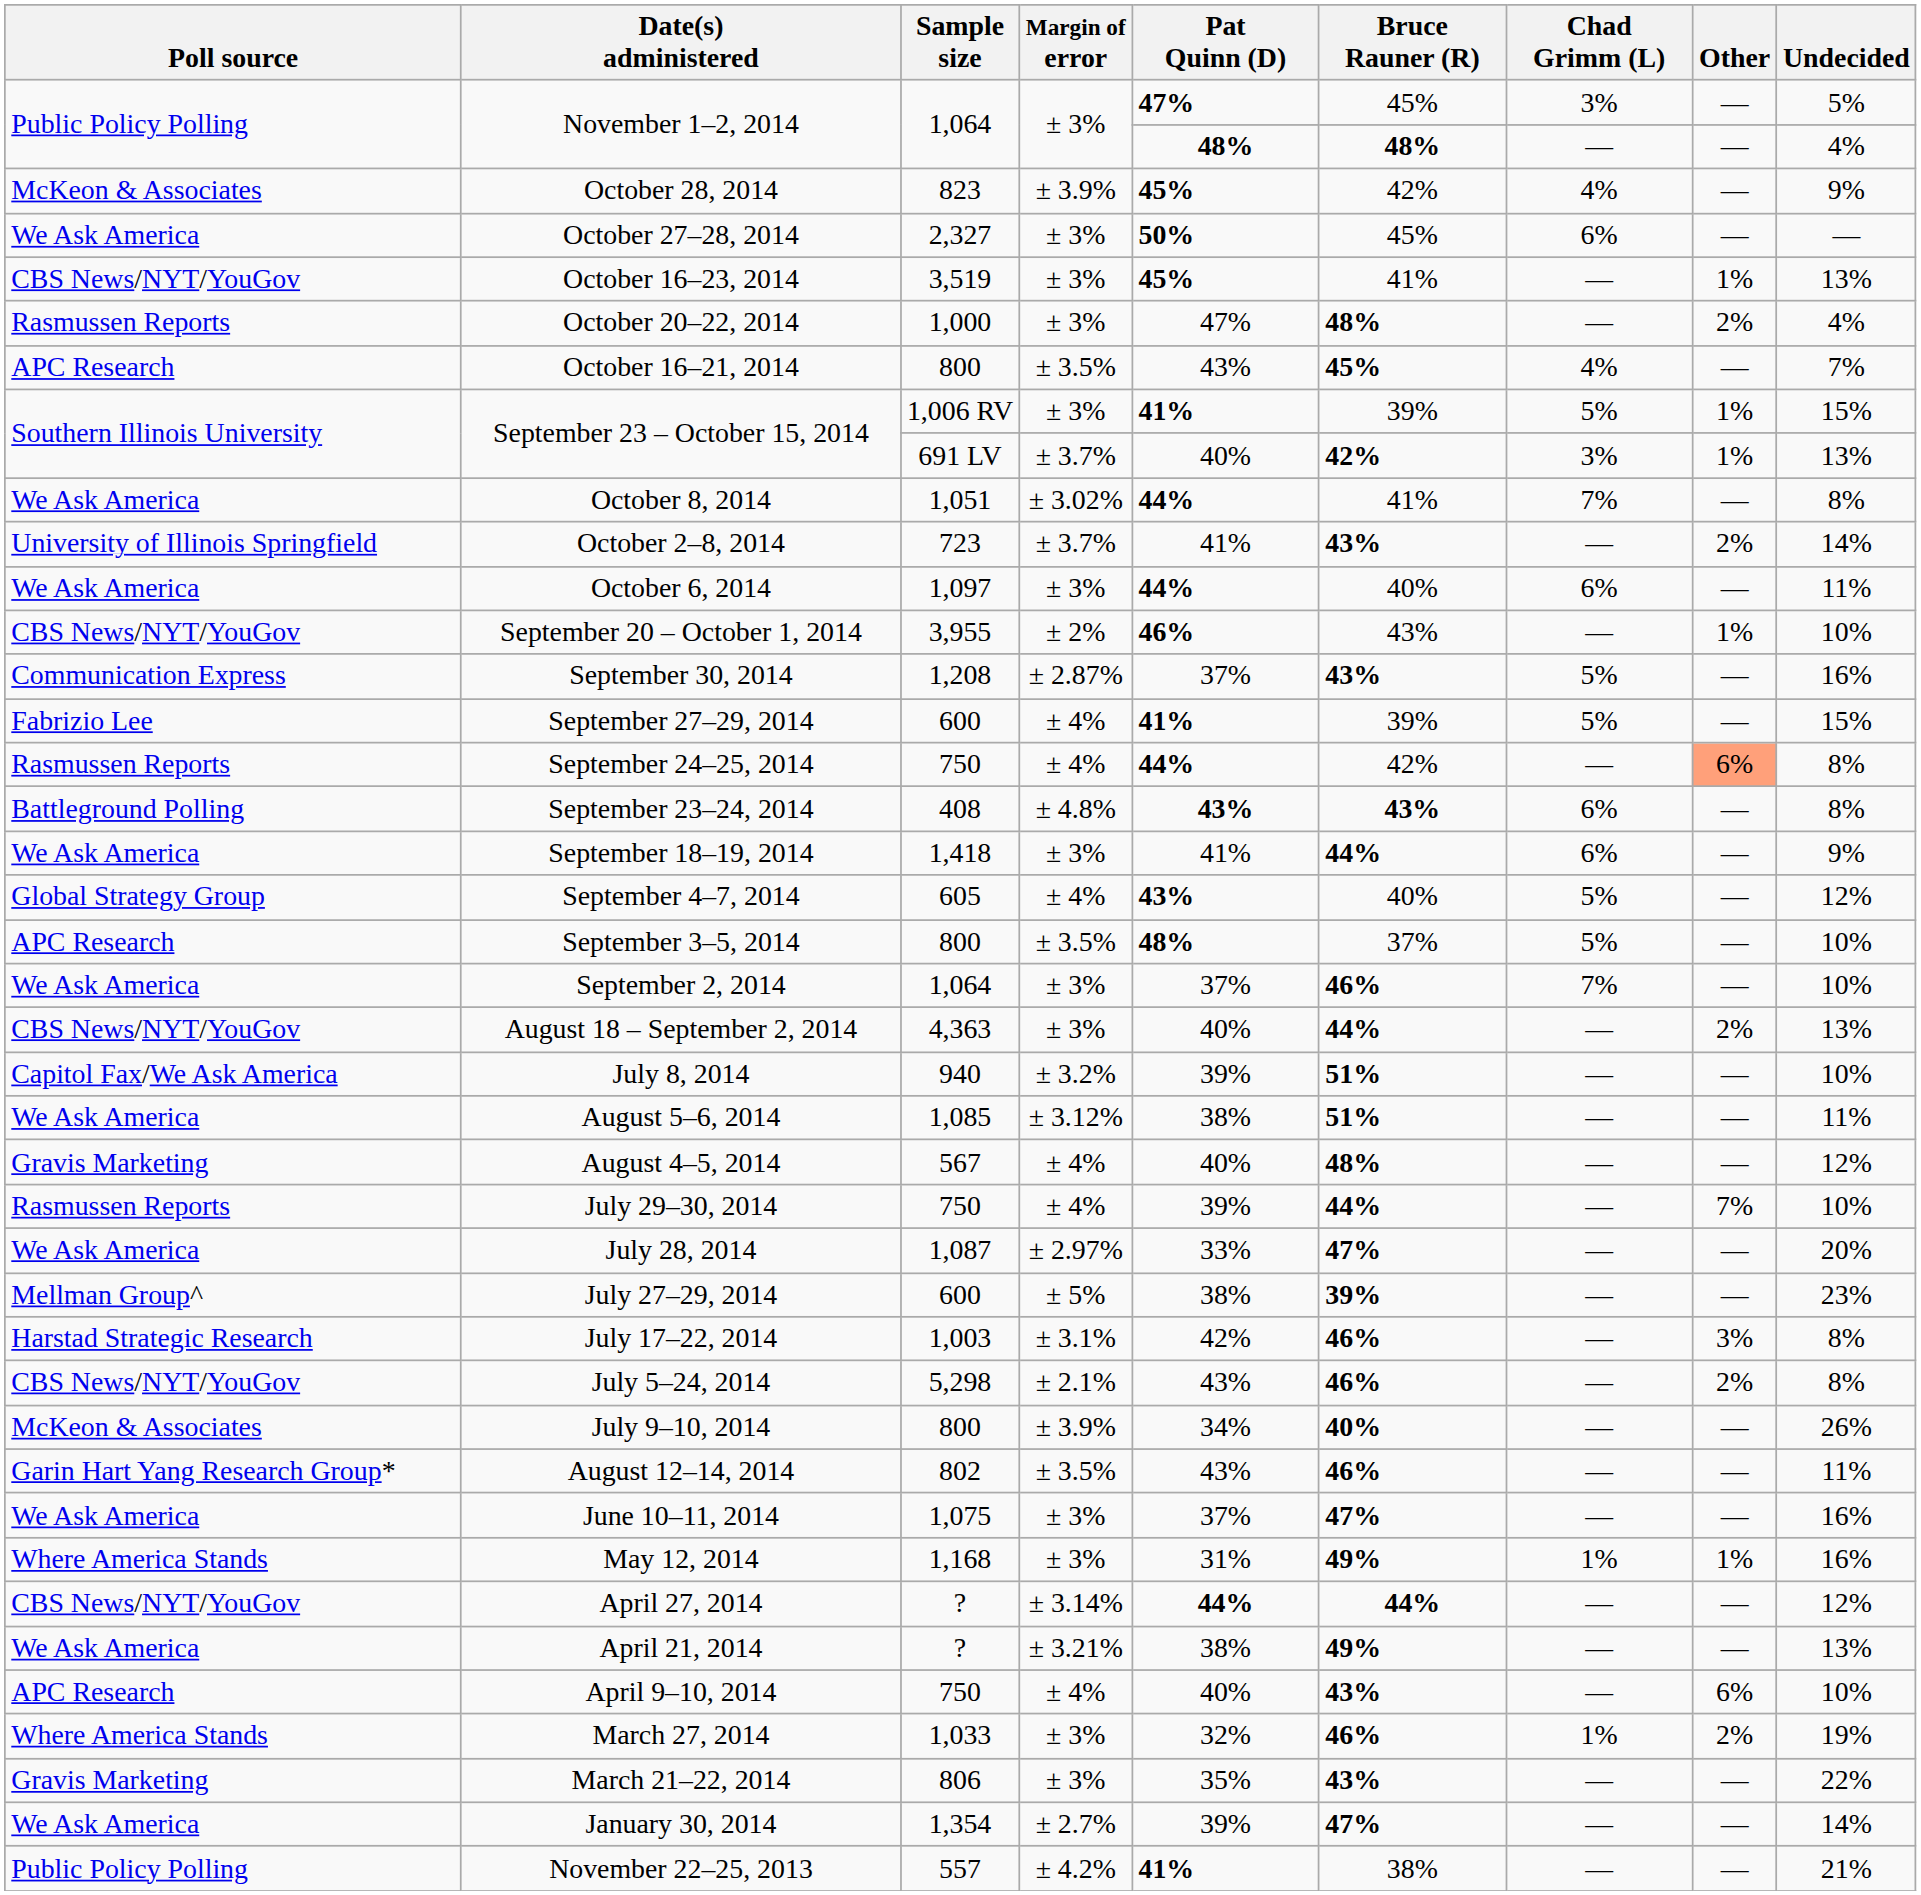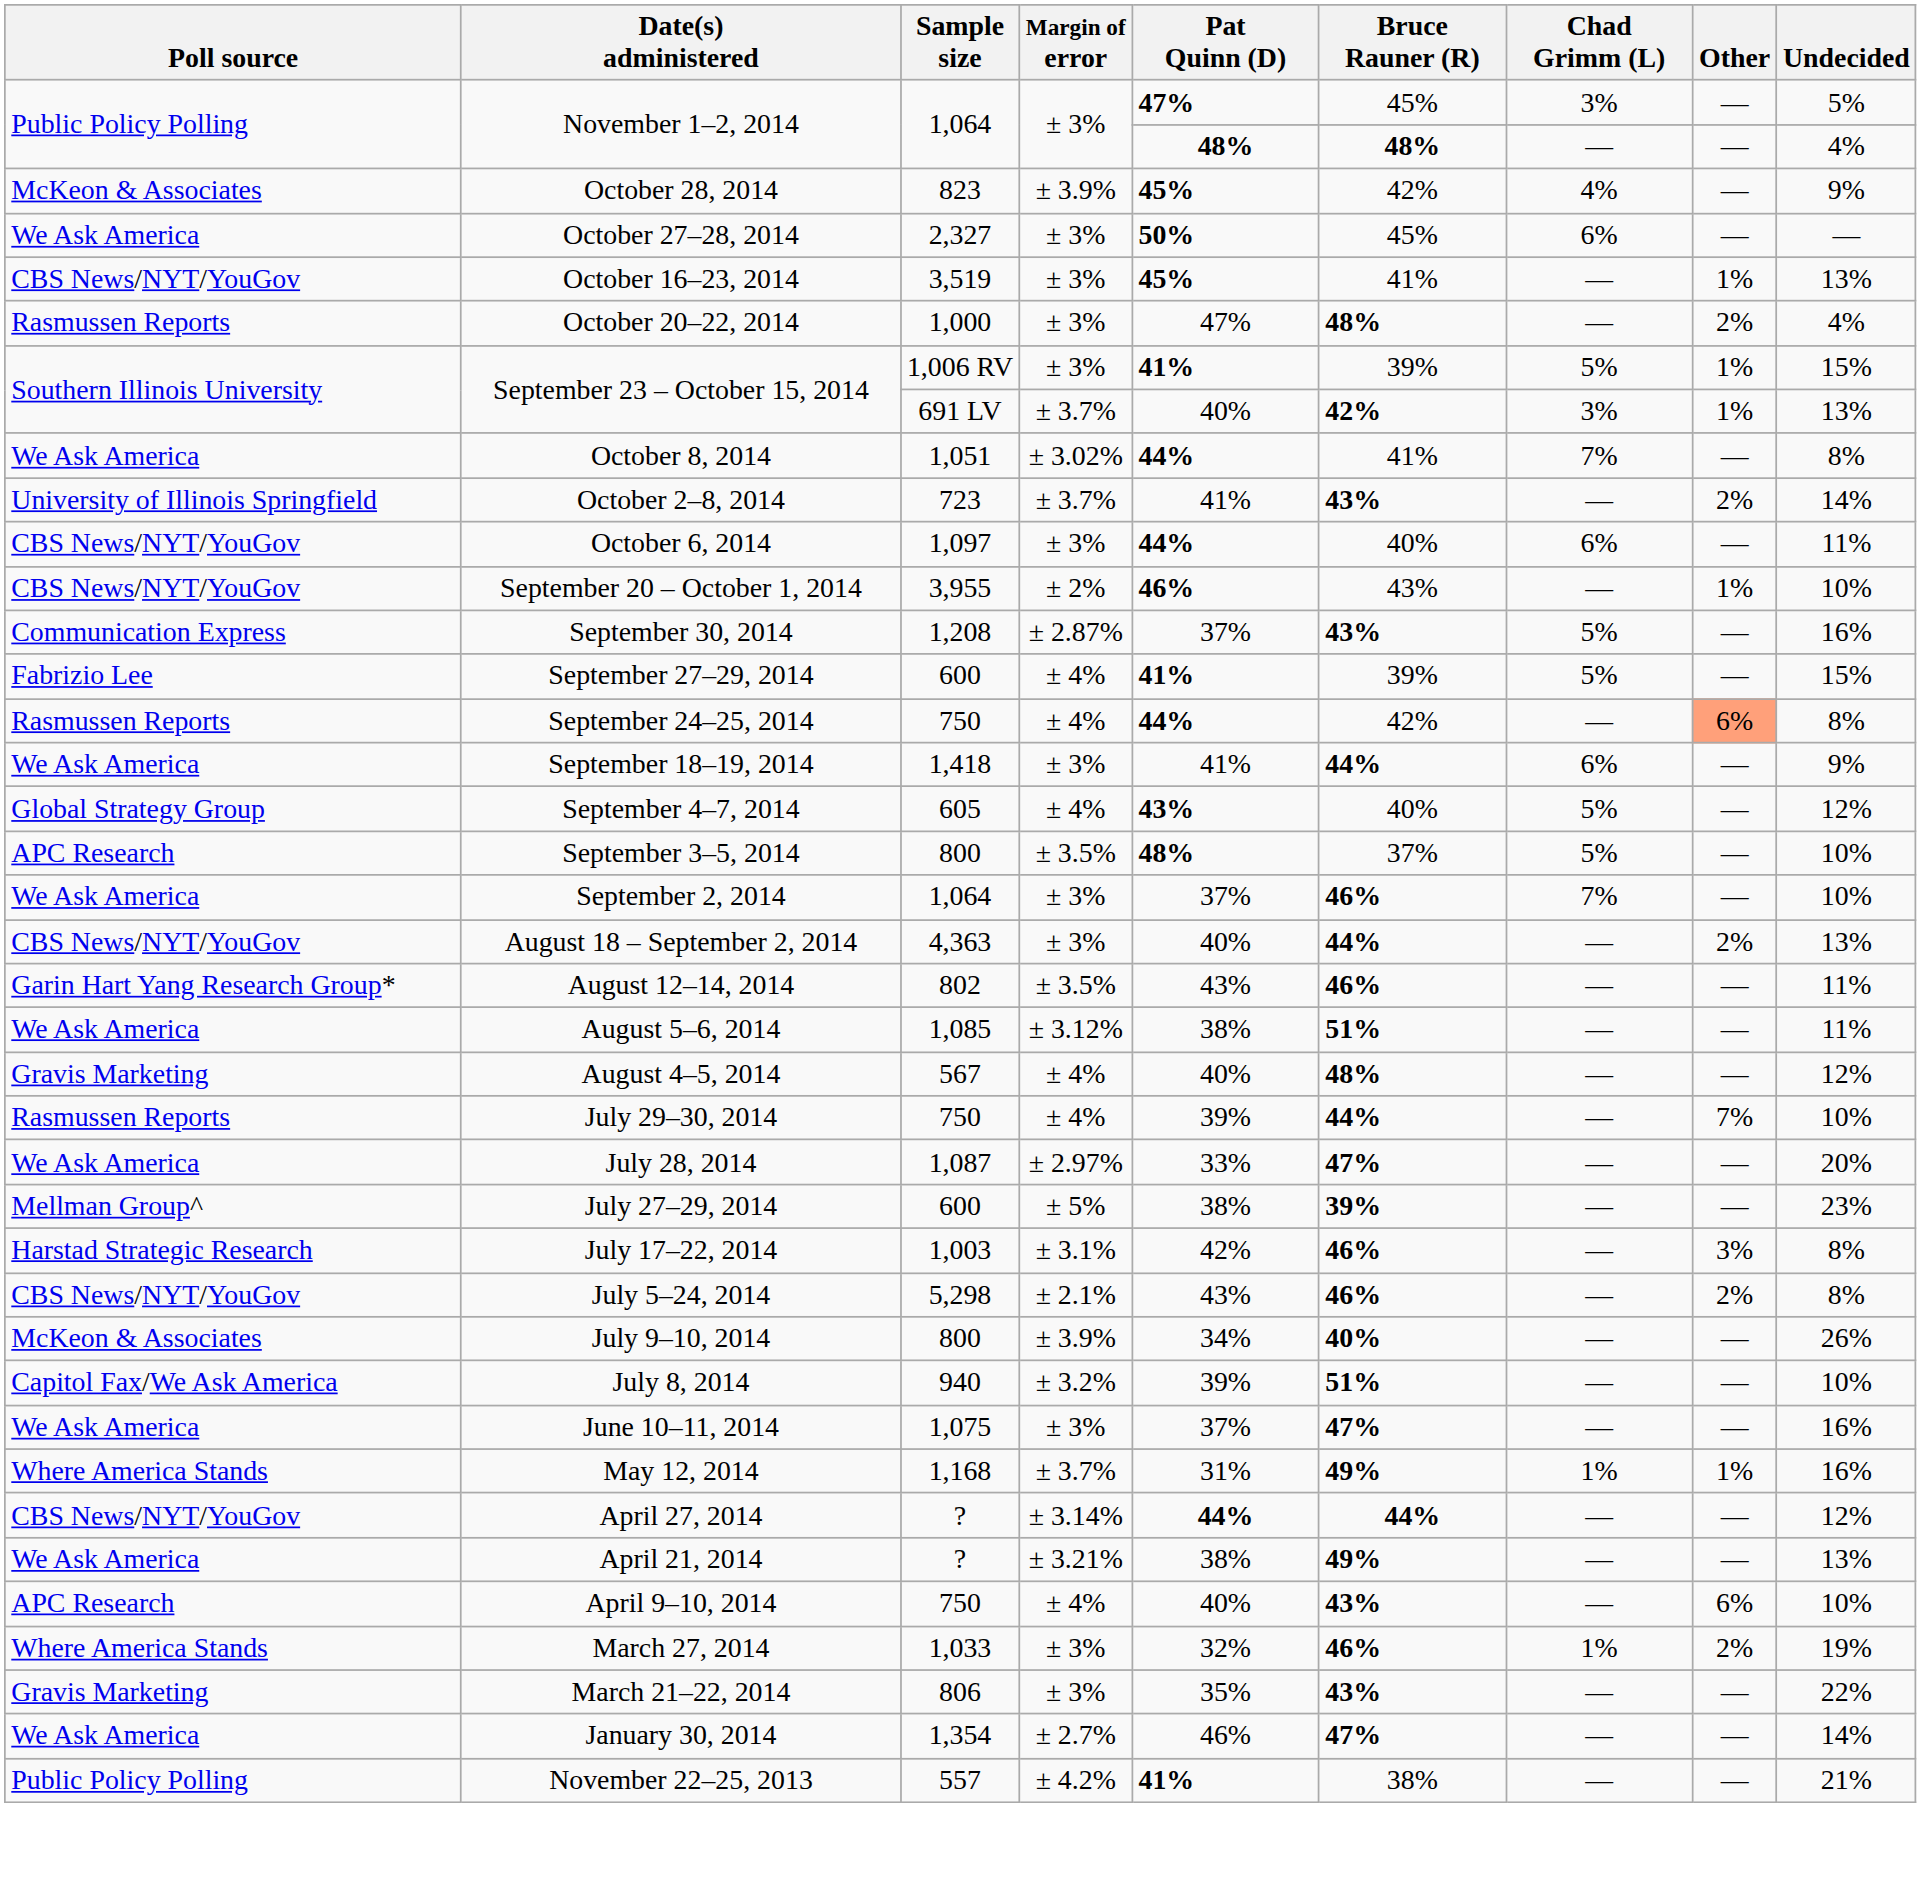- row: (681, 366)
(105, 587) We Ask America -> (156, 543) CBS News/NYT/YouGov
- row: (681, 808)
rows swapped: (681, 1470) <-> (681, 1073)
(1076, 1559) ± 3% -> (1076, 1470) ± 3.7%
(1225, 1823) 39% -> (1225, 1735) 46%
